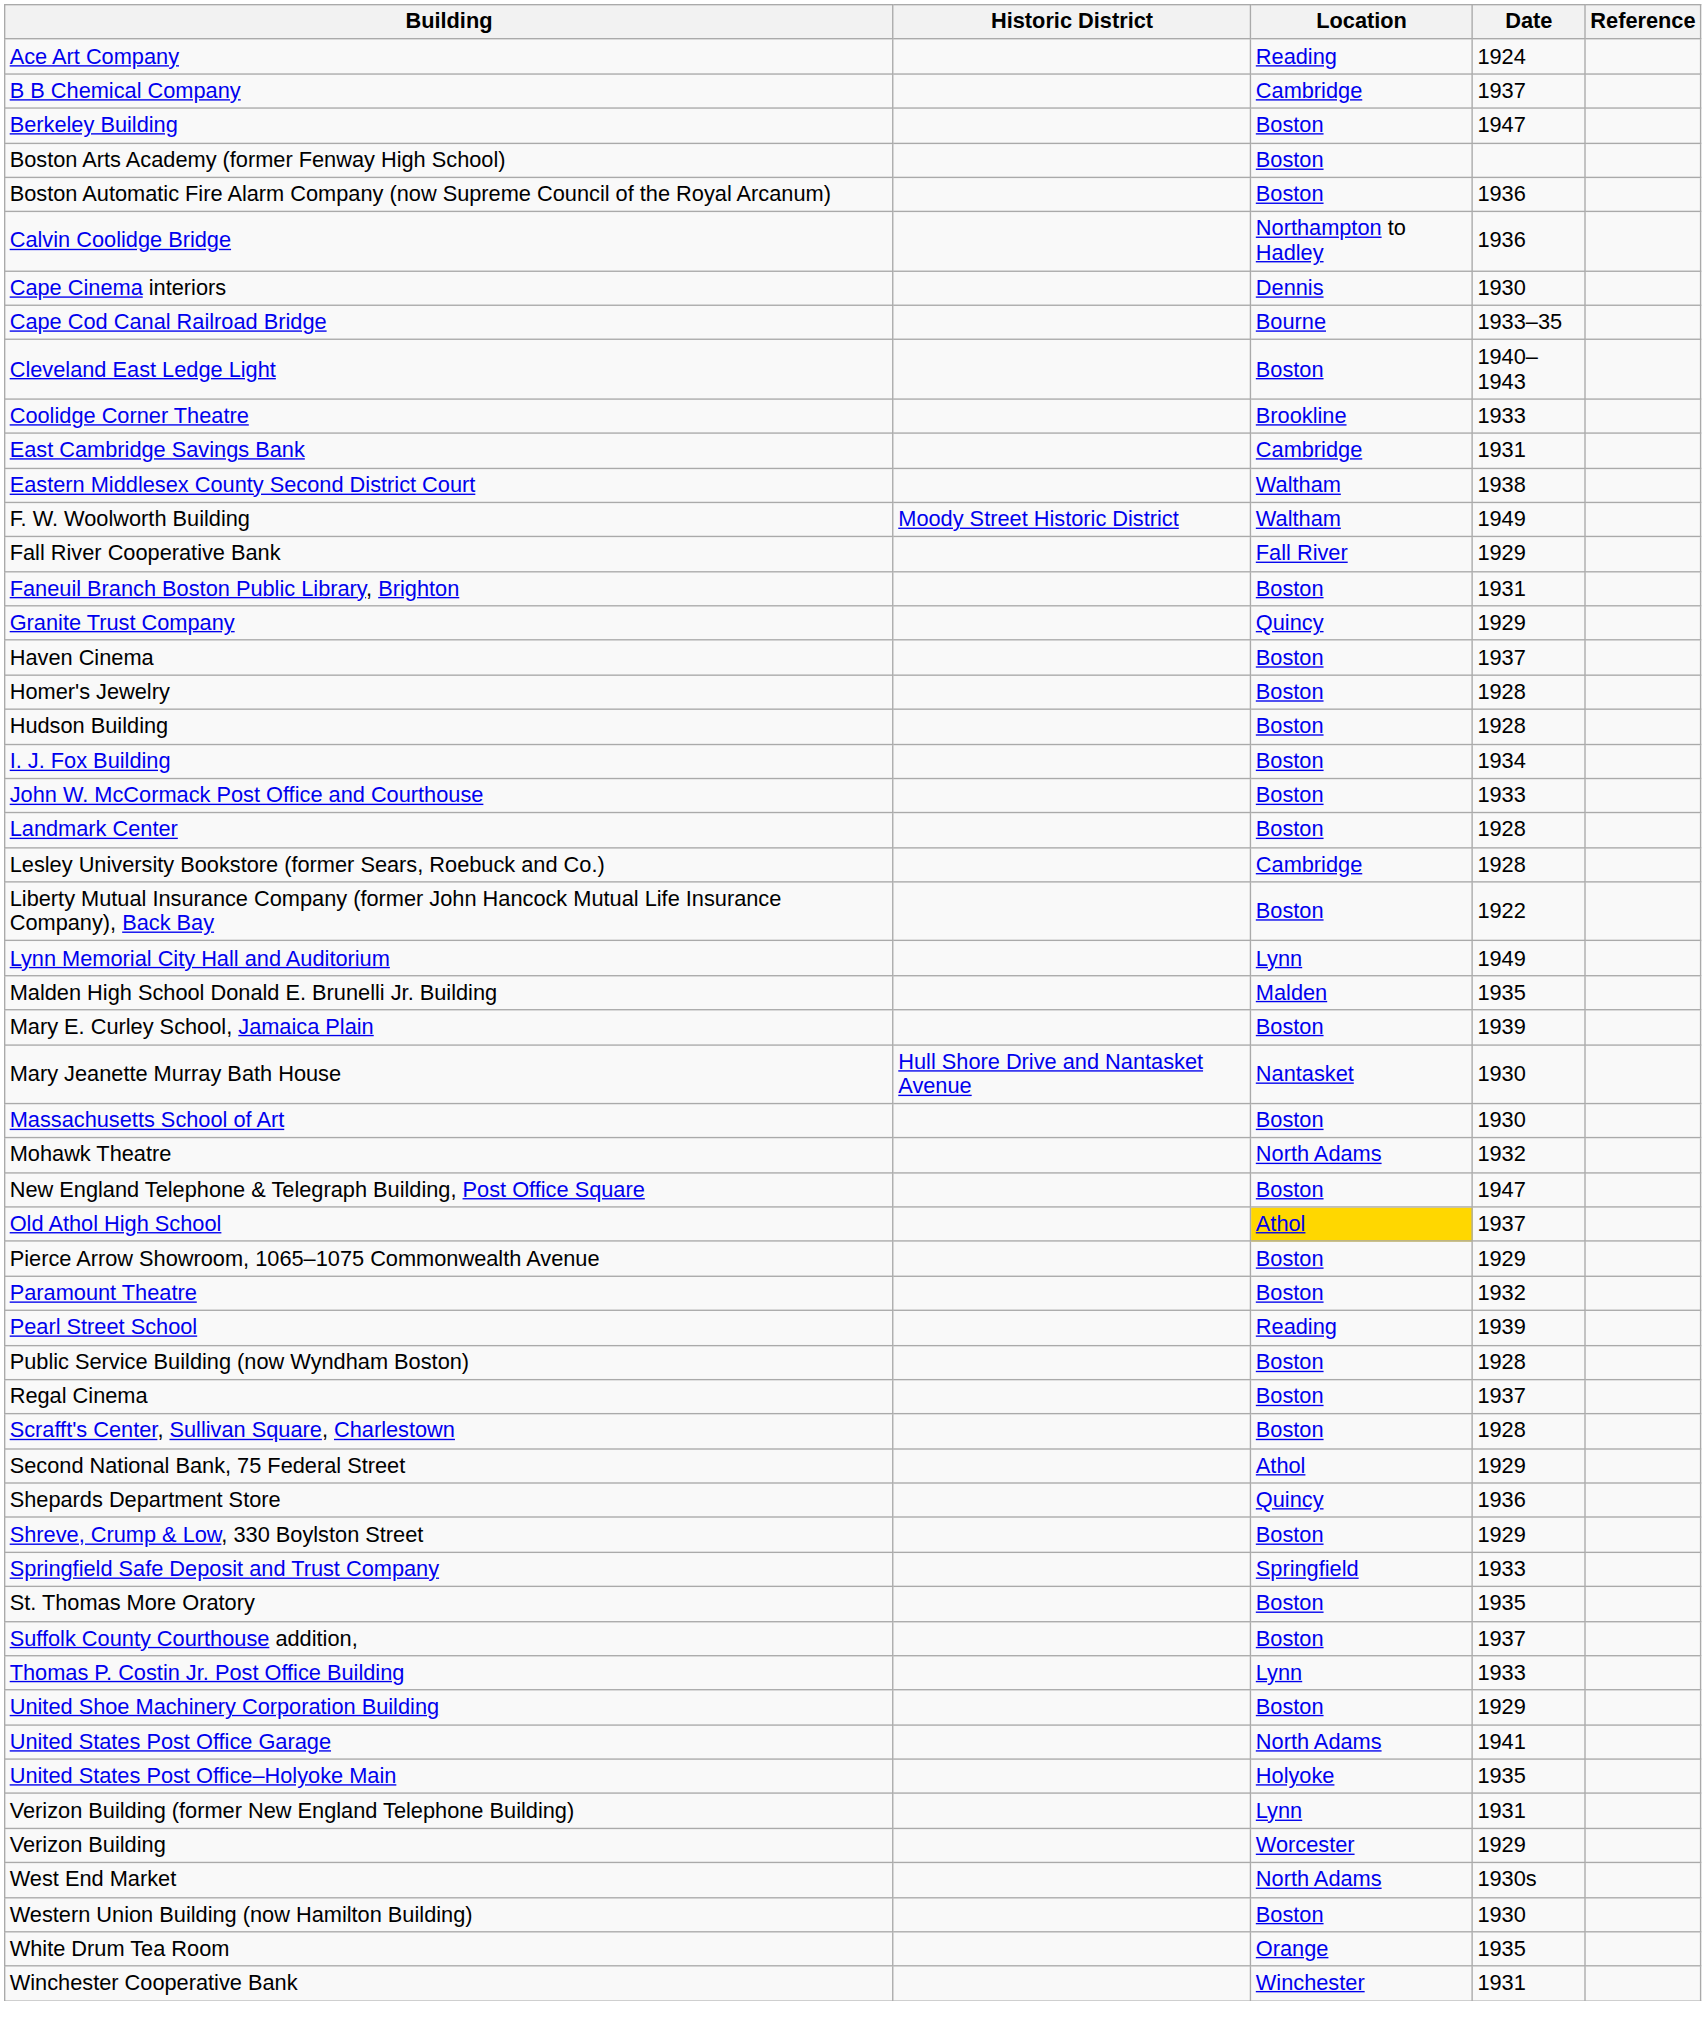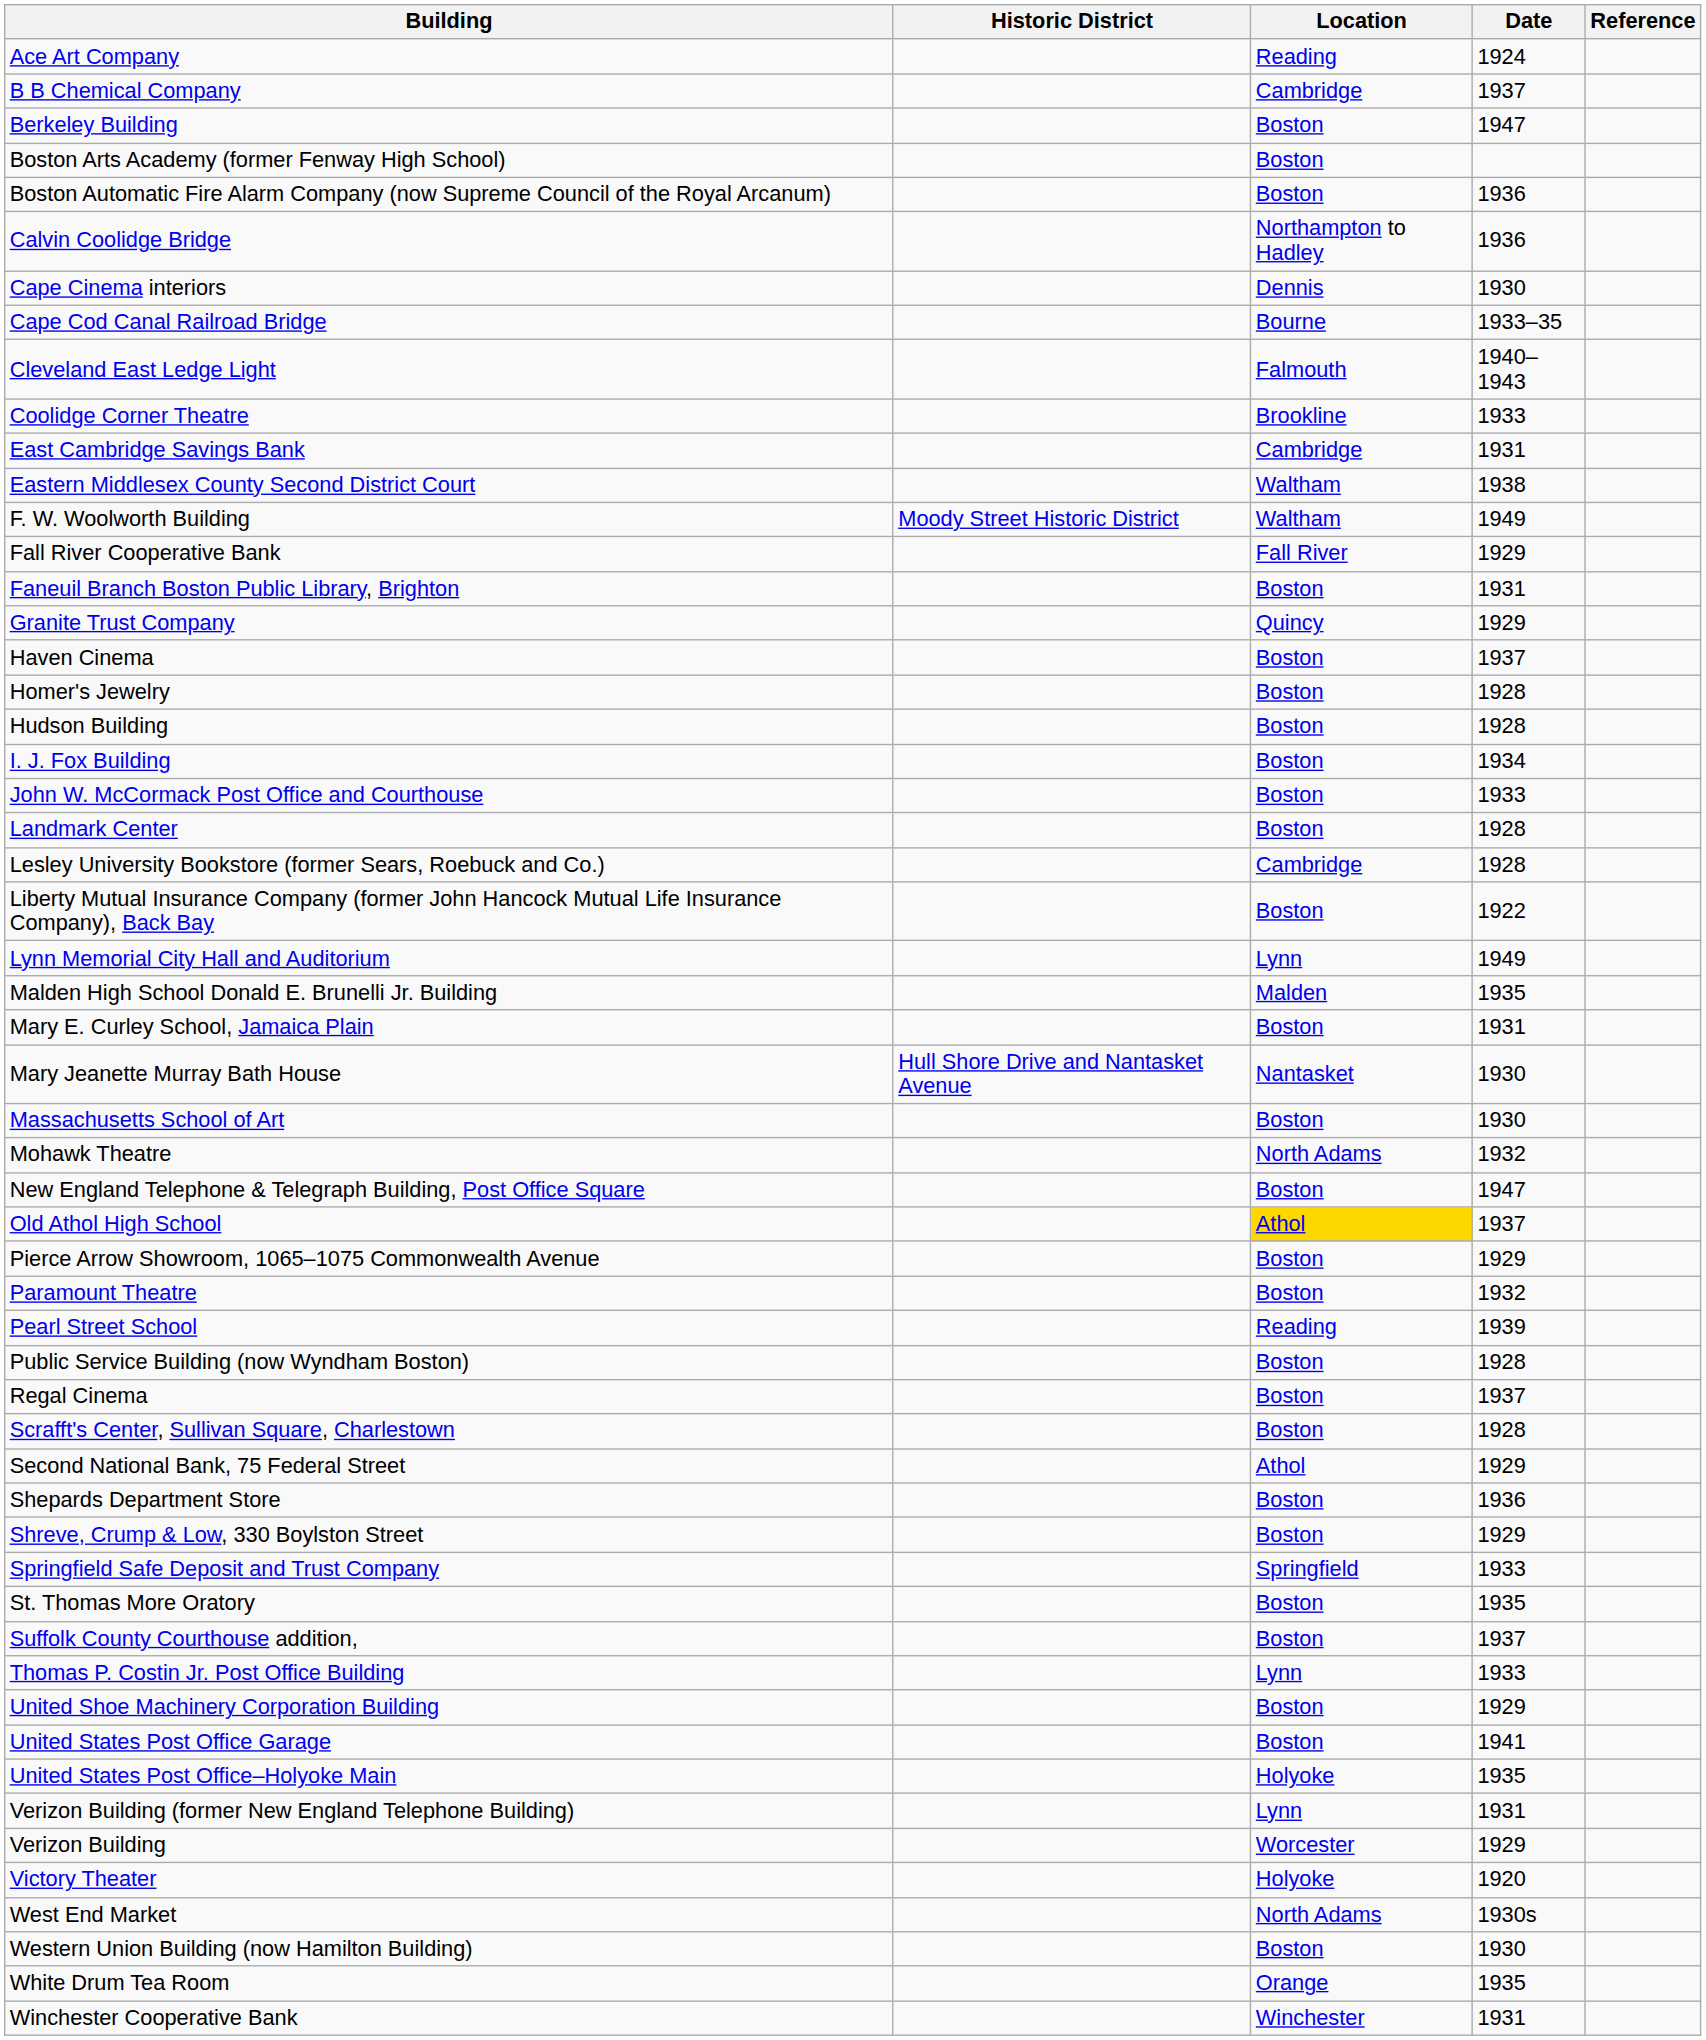(1290, 369) Boston -> (1301, 369) Falmouth
(1502, 1026) 1939 -> (1502, 1026) 1931
(1290, 1500) Quincy -> (1290, 1500) Boston
(1319, 1741) North Adams -> (1290, 1741) Boston
+ row: (83, 1879)
